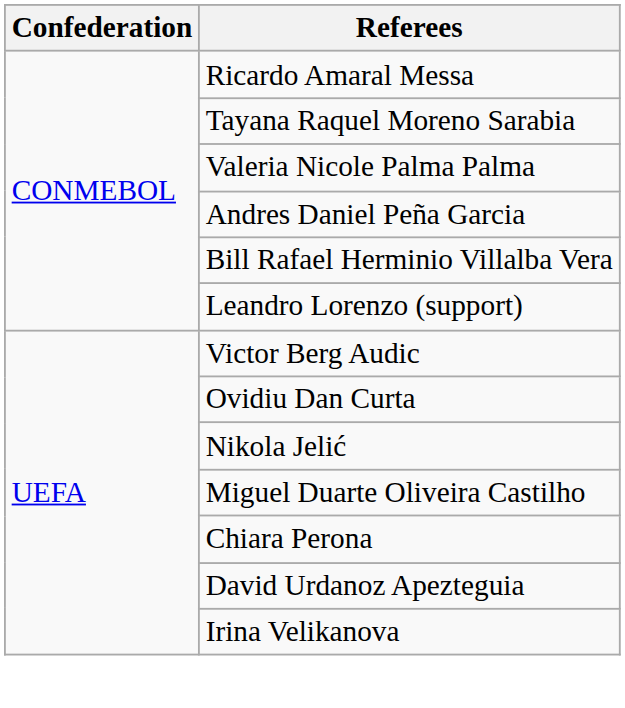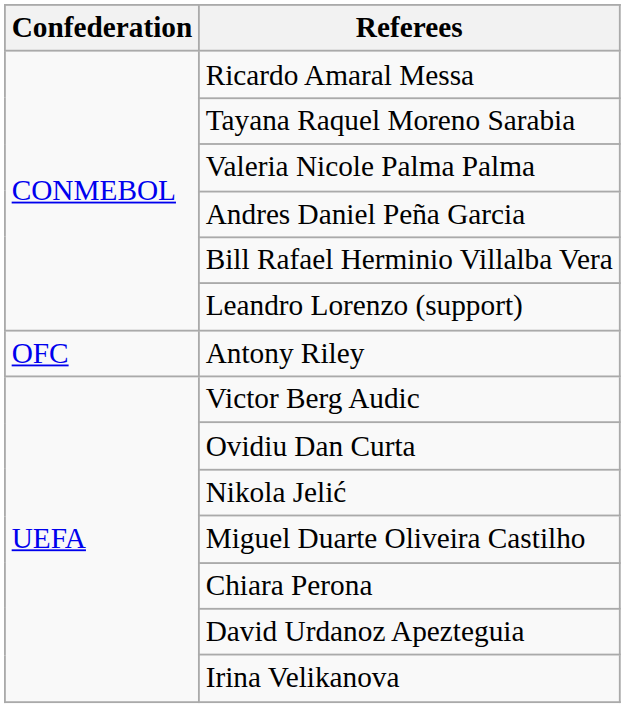+ row: (285, 352)
